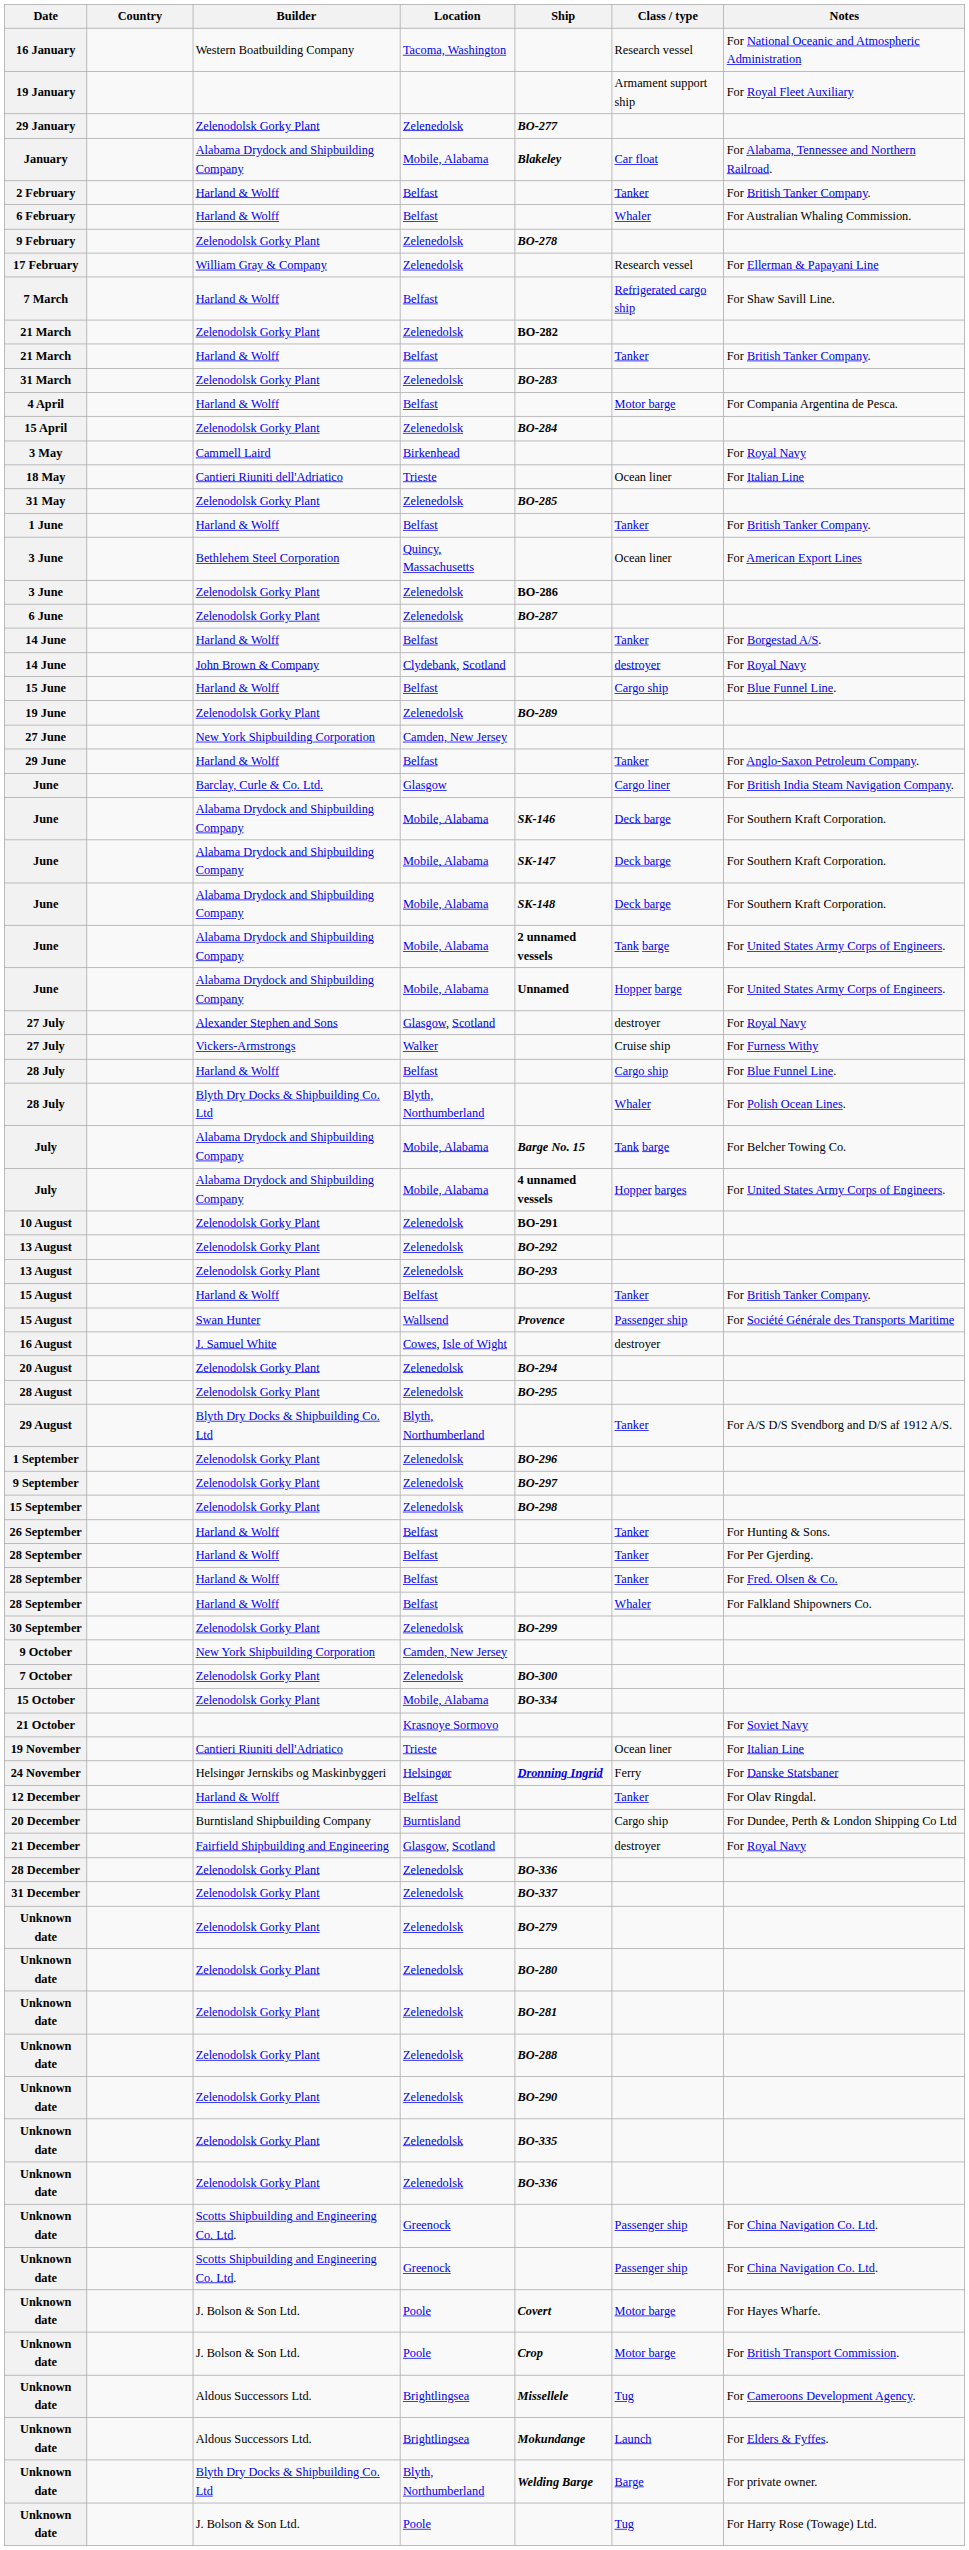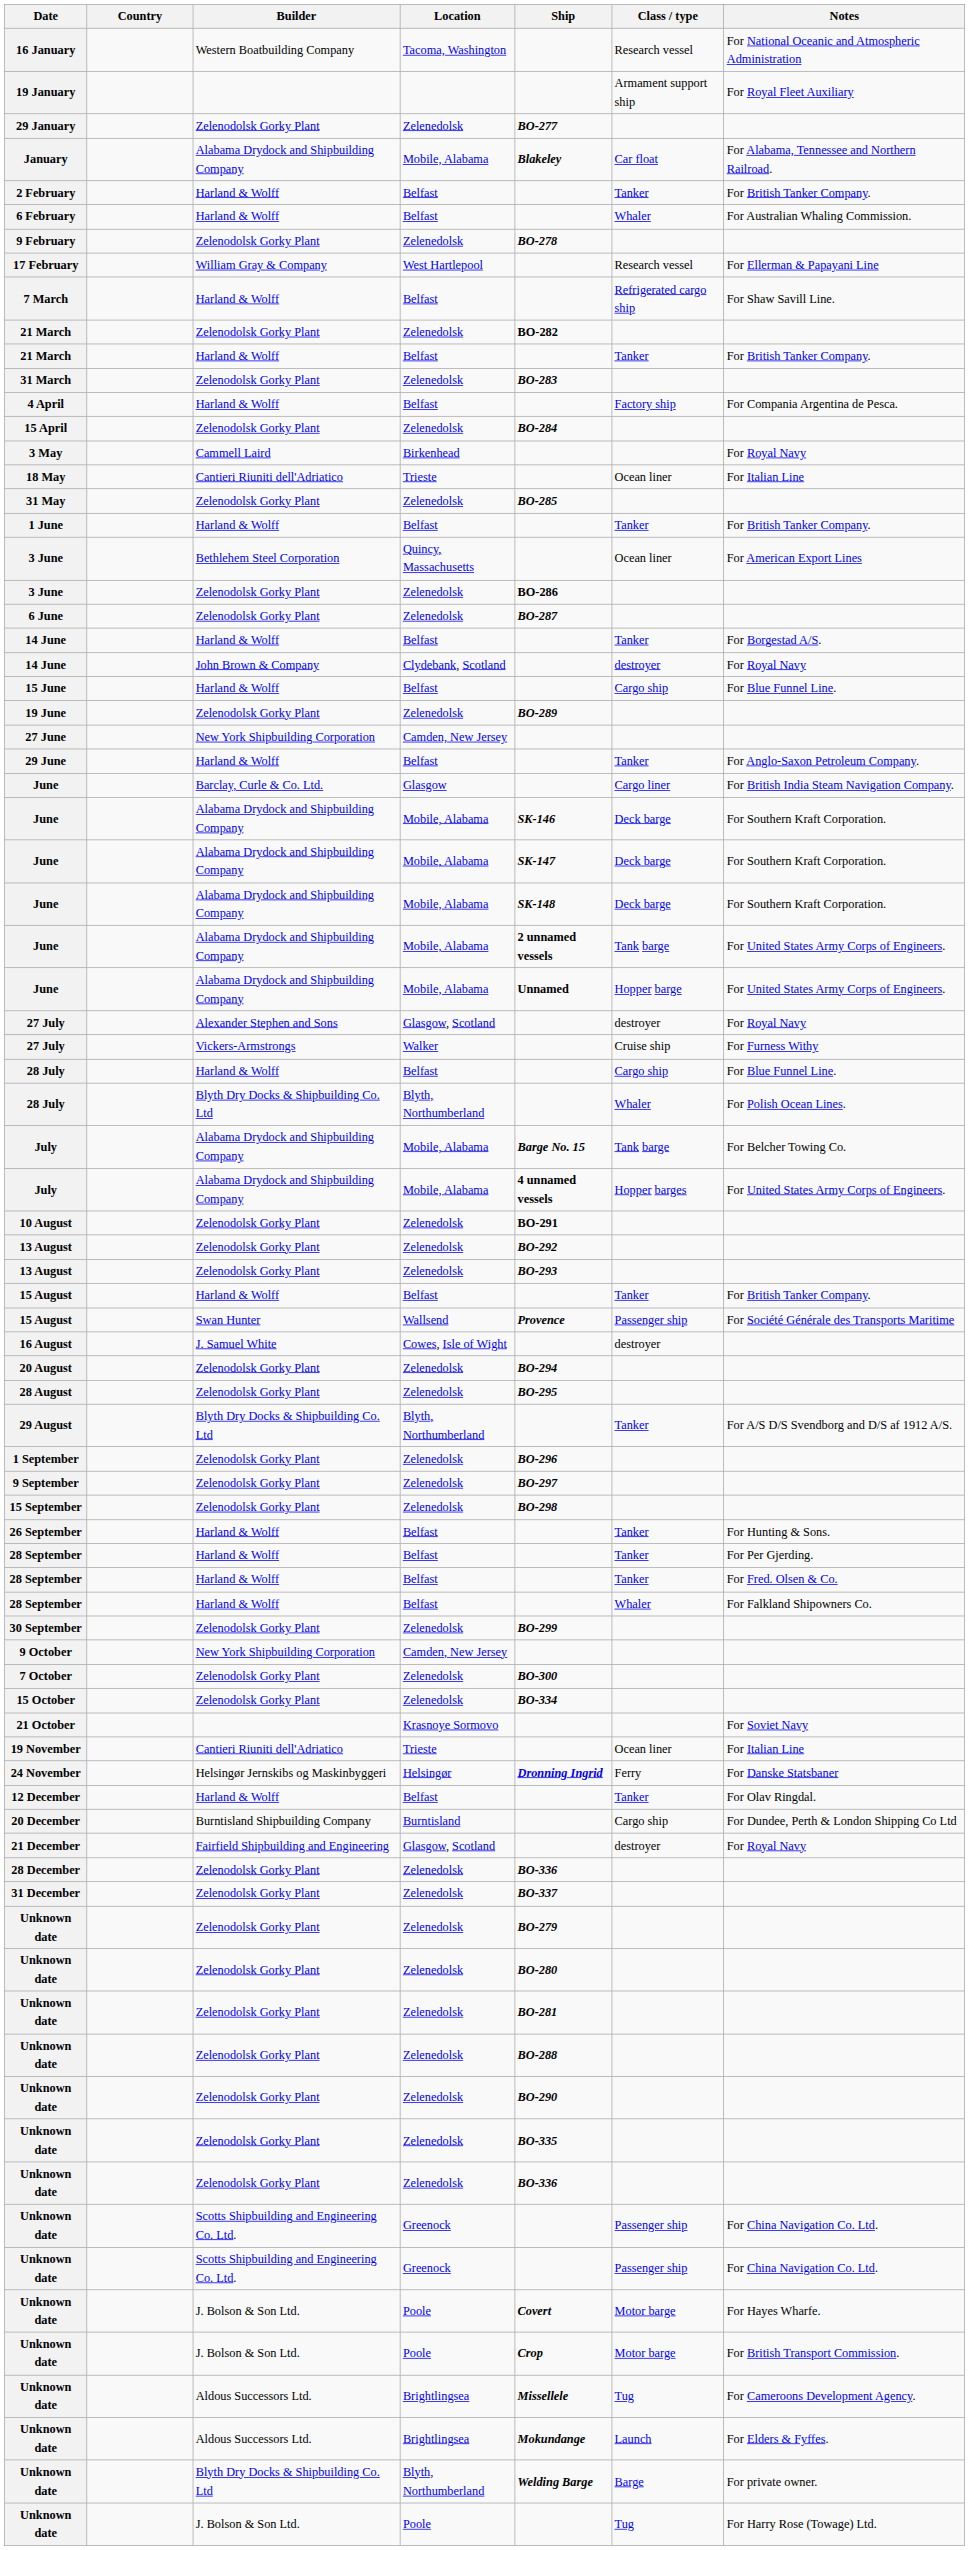(433, 265) Zelenedolsk -> (443, 265) West Hartlepool
(645, 404) Motor barge -> (645, 404) Factory ship
(446, 1700) Mobile, Alabama -> (433, 1700) Zelenedolsk
